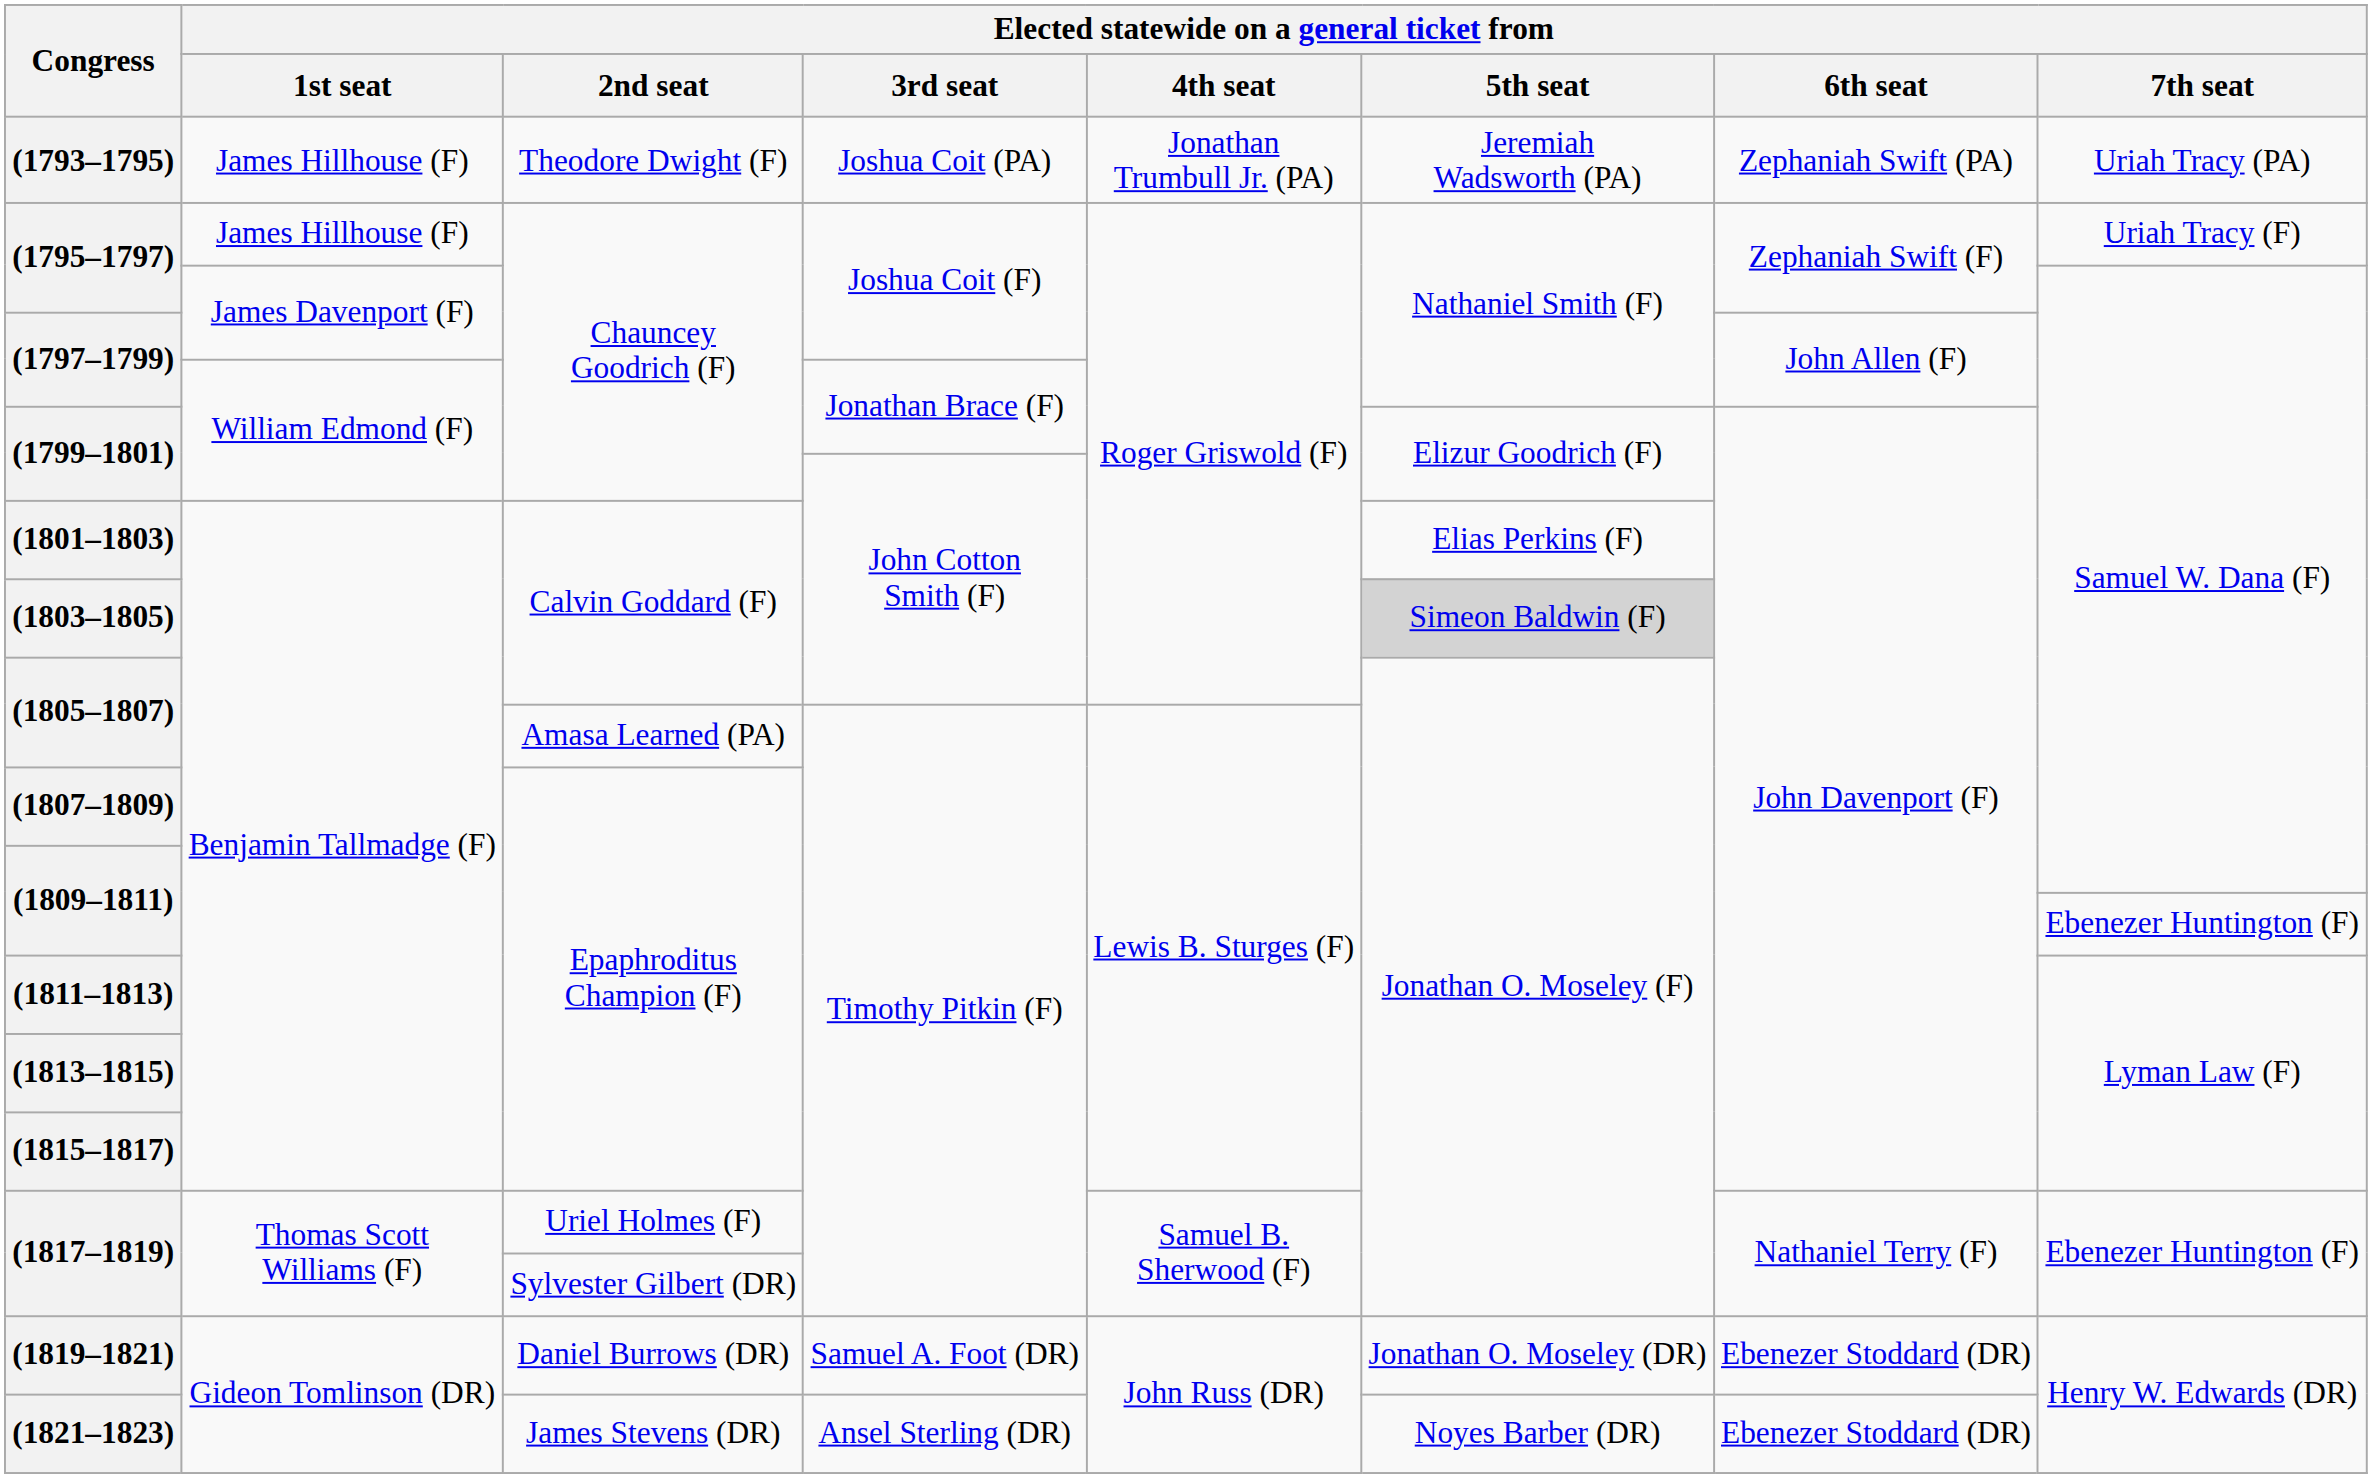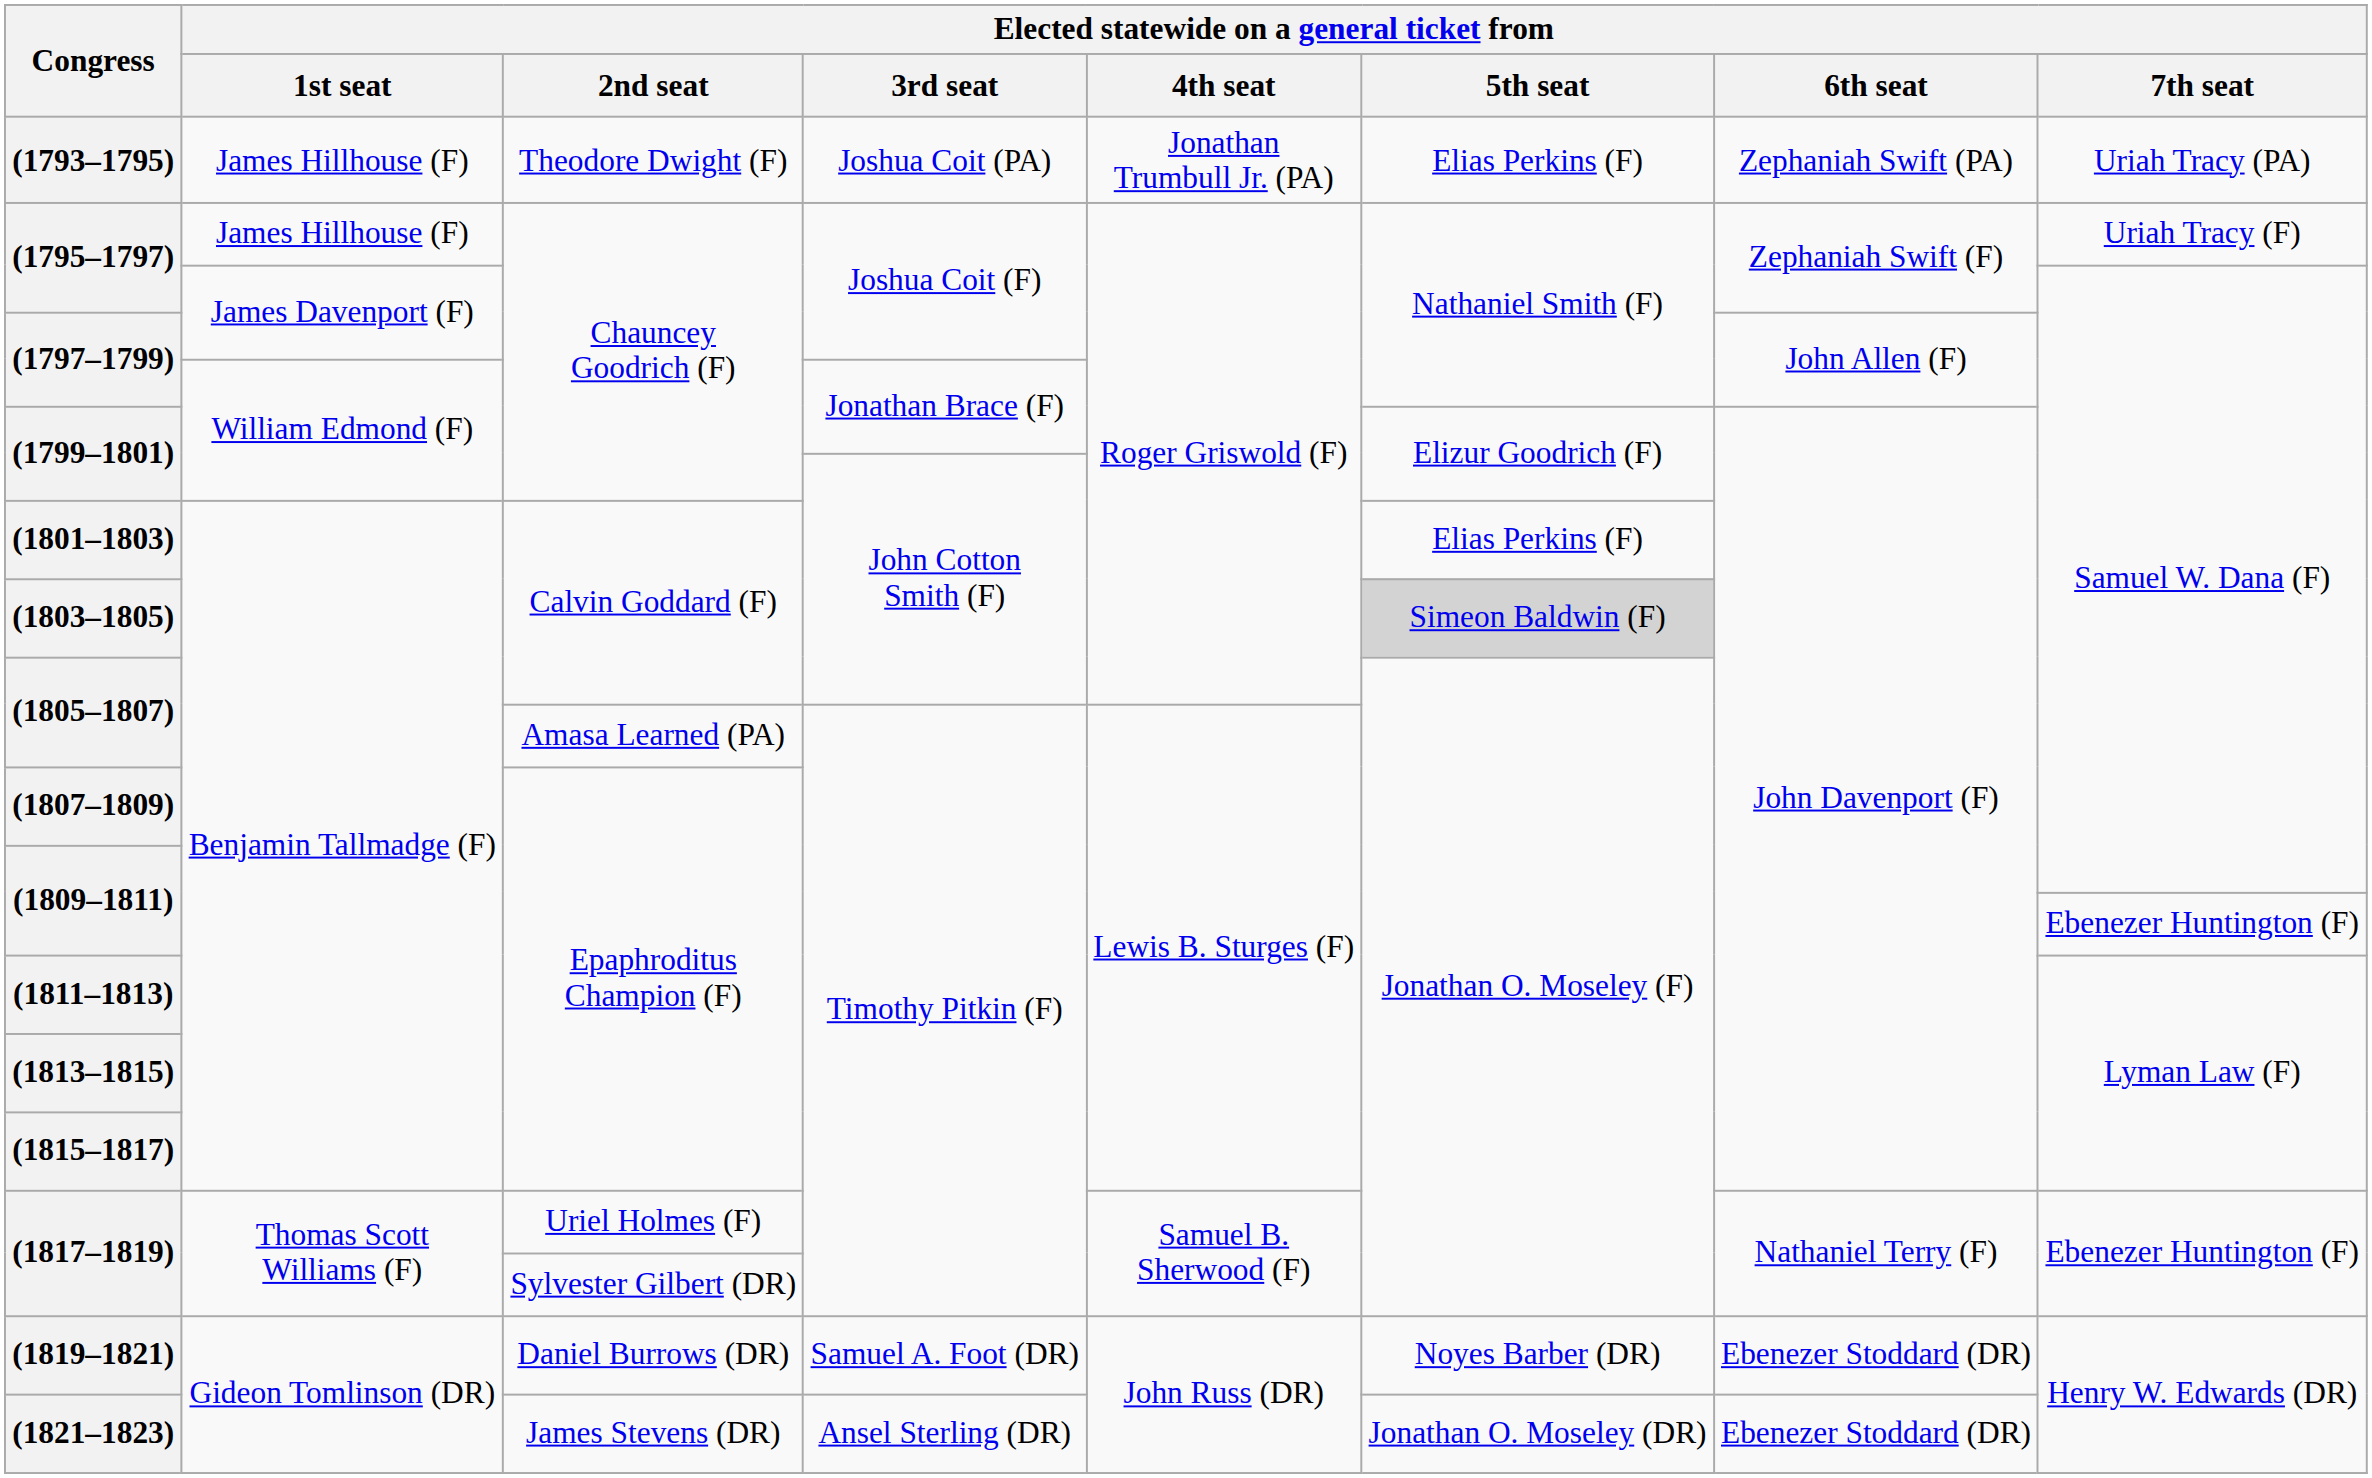(1538, 159) Jeremiah Wadsworth (PA) -> (1538, 159) Elias Perkins (F)
(1538, 1354) Jonathan O. Moseley (DR) -> (1538, 1354) Noyes Barber (DR)
(1538, 1432) Noyes Barber (DR) -> (1538, 1432) Jonathan O. Moseley (DR)
